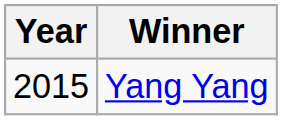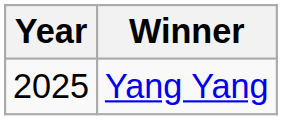(51, 85) 2015 -> (51, 85) 2025
